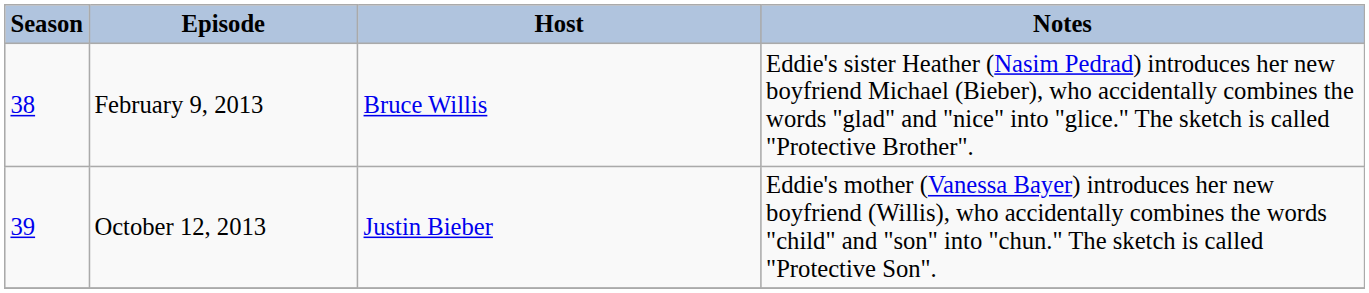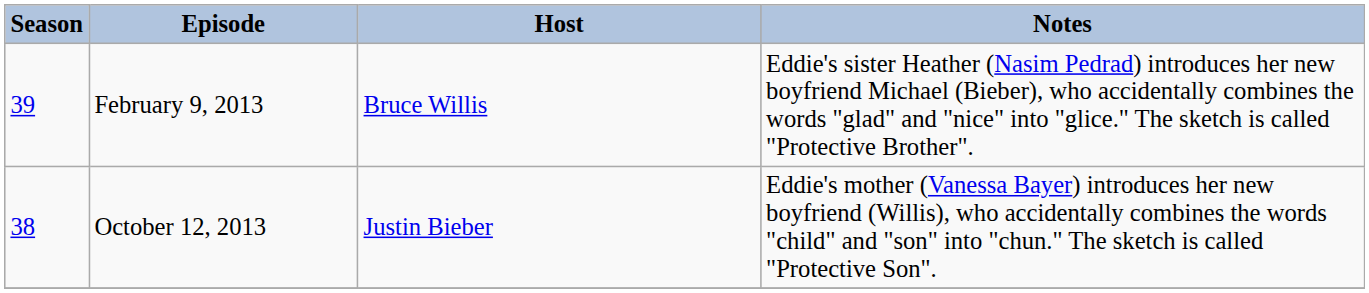(23, 104) 38 -> (23, 104) 39
(23, 226) 39 -> (23, 226) 38
